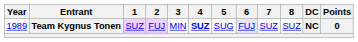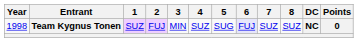(17, 26) 1989 -> (17, 26) 1998
(200, 26) bold -> (200, 26) normal
